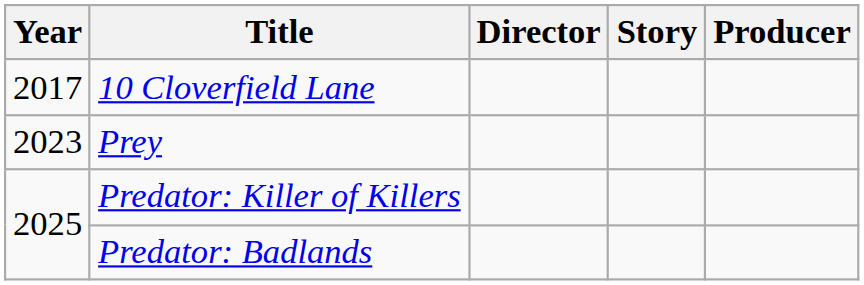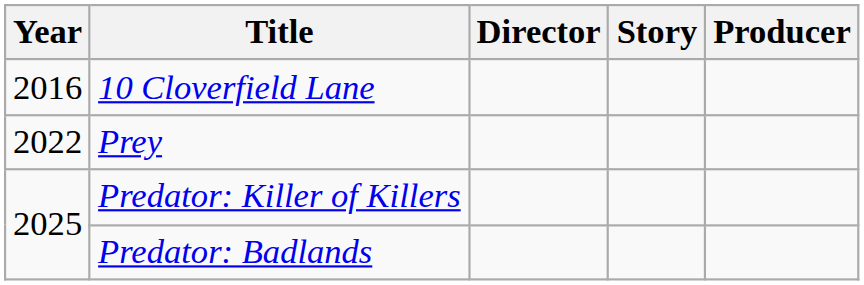(48, 86) 2017 -> (48, 86) 2016
(48, 141) 2023 -> (48, 141) 2022
